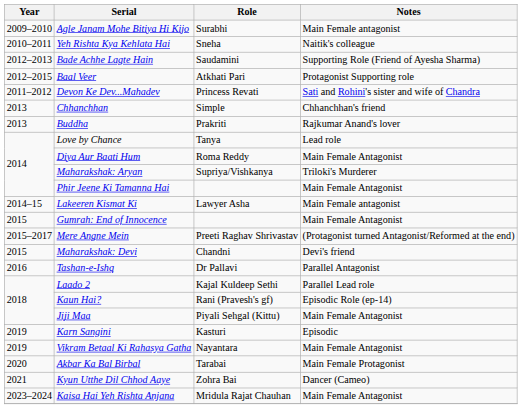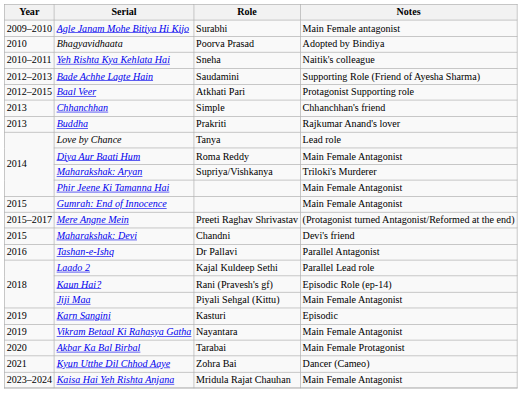+ row: (90, 44)
- row: (108, 92)
- row: (97, 204)
